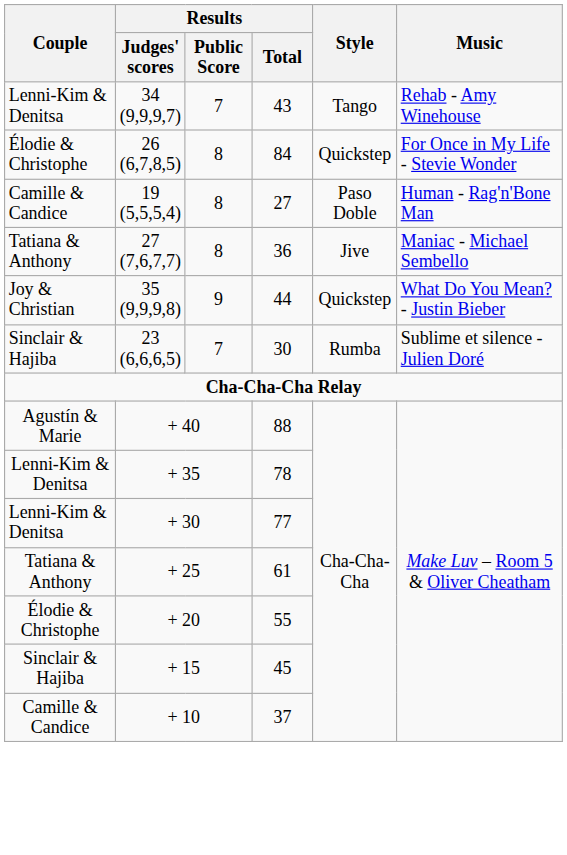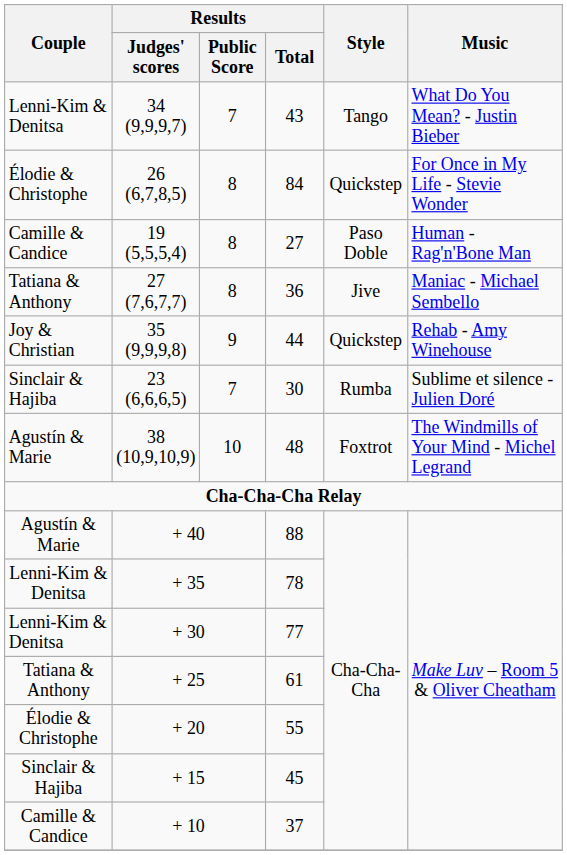(449, 105) Rehab - Amy Winehouse -> (464, 115) What Do You Mean? - Justin Bieber
(476, 300) What Do You Mean? - Justin Bieber -> (459, 340) Rehab - Amy Winehouse
+ row: (156, 447)
